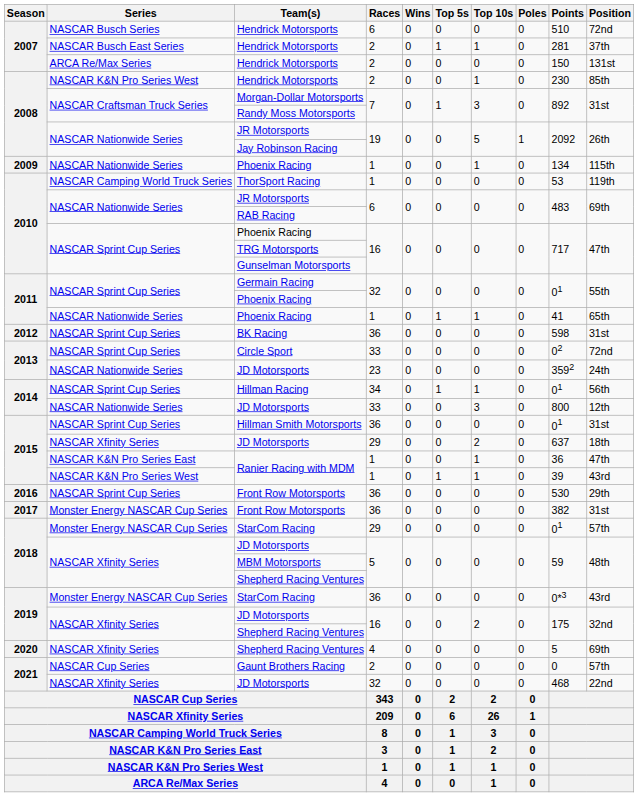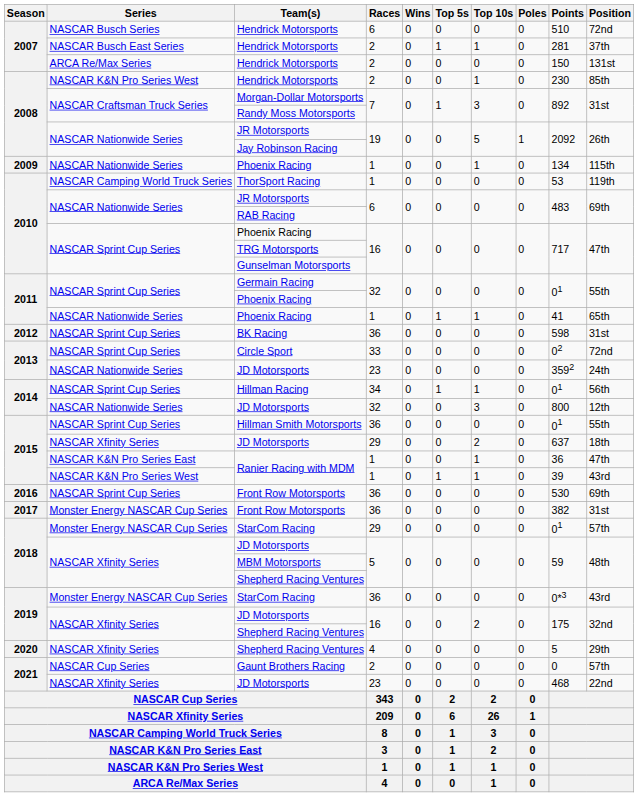(375, 407) 33 -> (375, 407) 32
(599, 425) 31st -> (599, 425) 55th
(599, 493) 29th -> (599, 493) 69th
(599, 649) 69th -> (599, 649) 29th
(375, 683) 32 -> (375, 683) 23
